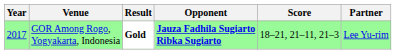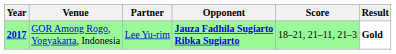columns swapped: (366, 13) <-> (138, 13)
(17, 35) normal -> (17, 35) bold
